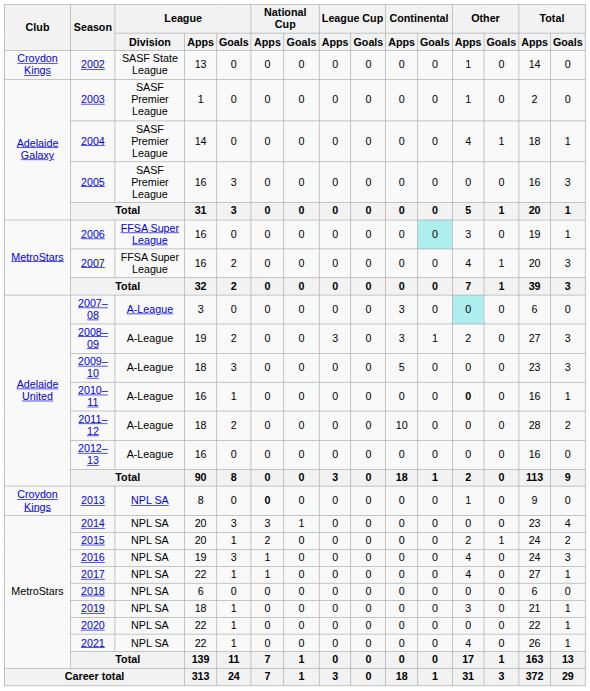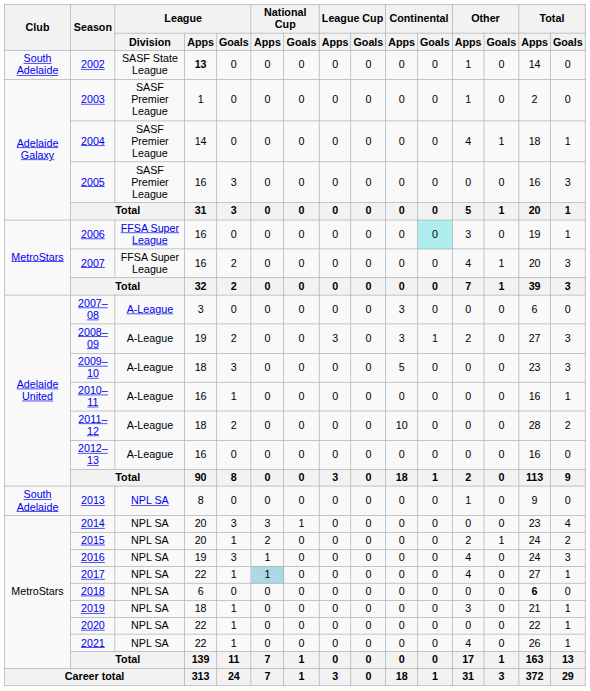(38, 65) Croydon Kings -> (38, 65) South Adelaide
(201, 65) normal -> (201, 65) bold
(468, 309) paleturquoise background -> (468, 309) no background
(468, 396) bold -> (468, 396) normal
(38, 501) Croydon Kings -> (38, 501) South Adelaide
(267, 501) bold -> (267, 501) normal
(267, 575) no background -> (267, 575) lightblue background
(535, 592) normal -> (535, 592) bold
